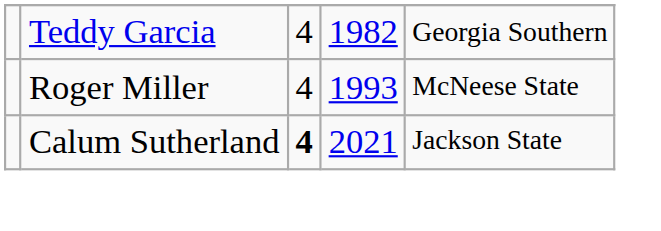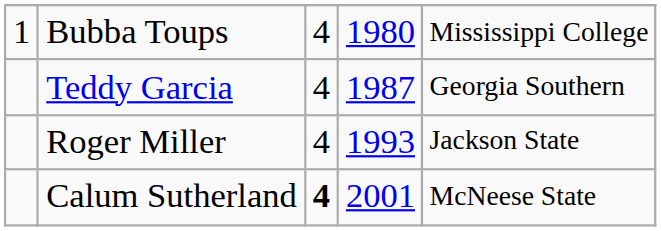+ row: (137, 31)
(363, 31) 1982 -> (380, 86) 1987
(496, 86) McNeese State -> (504, 141) Jackson State
(363, 141) 2021 -> (380, 196) 2001
(487, 141) Jackson State -> (513, 196) McNeese State
